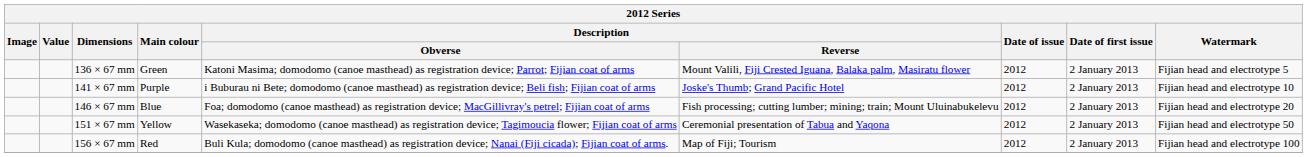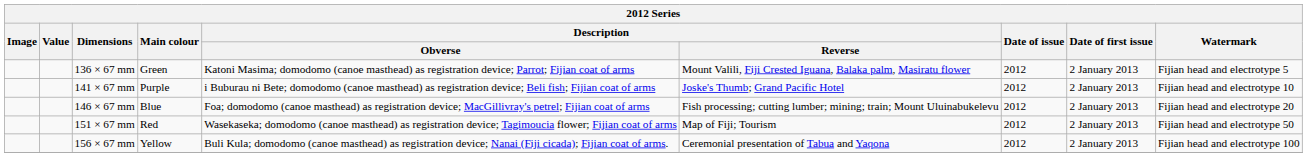(156, 125) Yellow -> (149, 125) Red
(786, 125) Ceremonial presentation of Tabua and Yaqona -> (729, 125) Map of Fiji; Tourism
(149, 143) Red -> (156, 143) Yellow
(729, 143) Map of Fiji; Tourism -> (786, 143) Ceremonial presentation of Tabua and Yaqona
